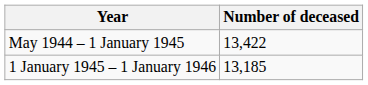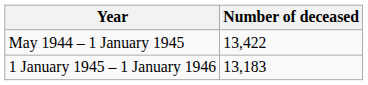(245, 67) 13,185 -> (245, 67) 13,183
